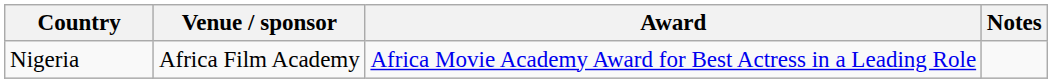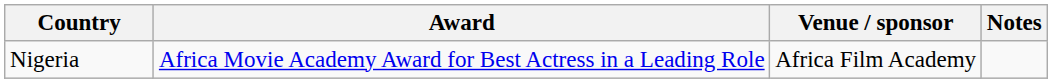columns swapped: (673, 22) <-> (259, 22)
